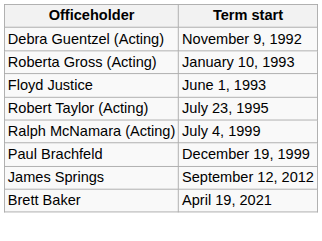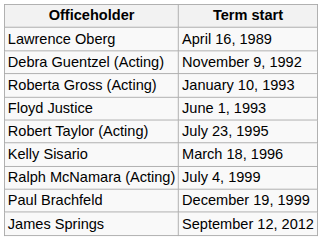+ row: (62, 39)
+ row: (48, 154)
- row: (44, 200)
